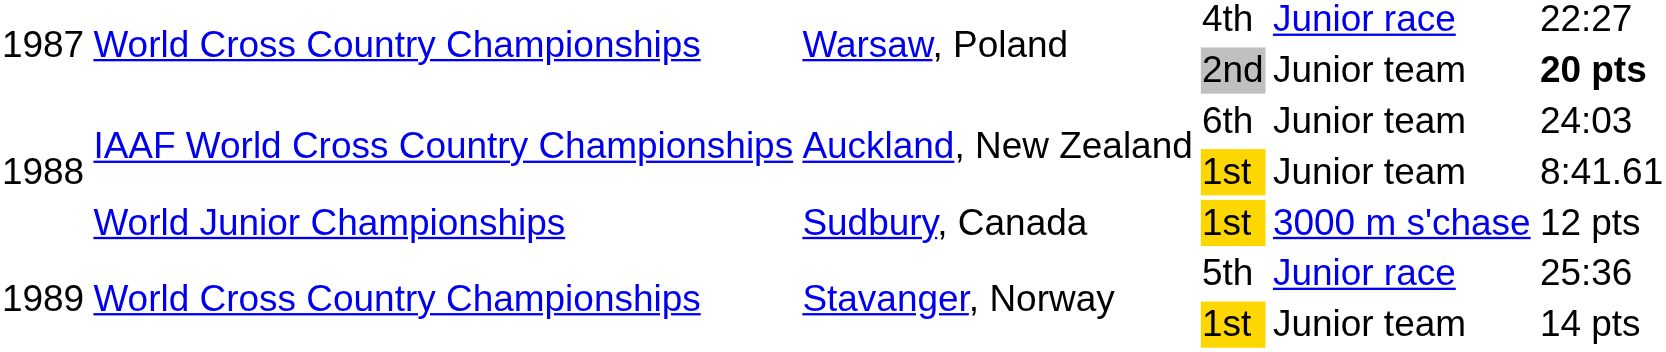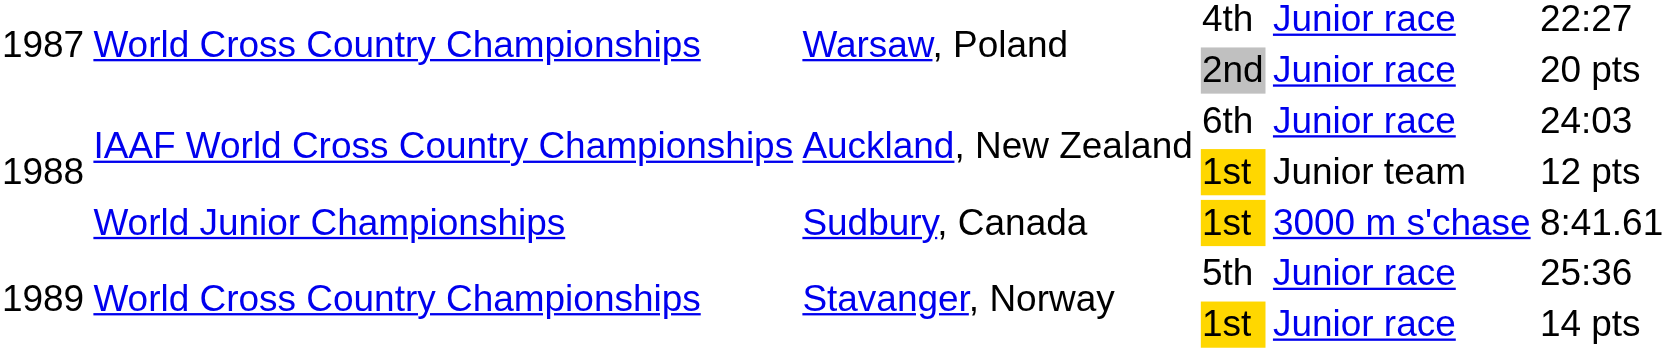(1369, 69) Junior team -> (1364, 69) Junior race
(1593, 69) bold -> (1590, 69) normal
(1369, 120) Junior team -> (1364, 120) Junior race
(1602, 171) 8:41.61 -> (1590, 171) 12 pts
(1590, 222) 12 pts -> (1602, 222) 8:41.61
(1369, 323) Junior team -> (1364, 323) Junior race
